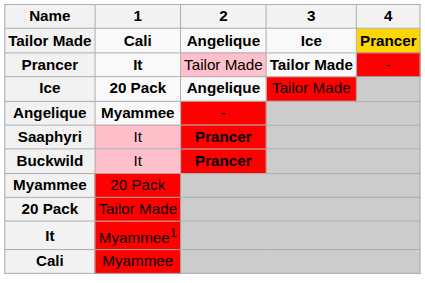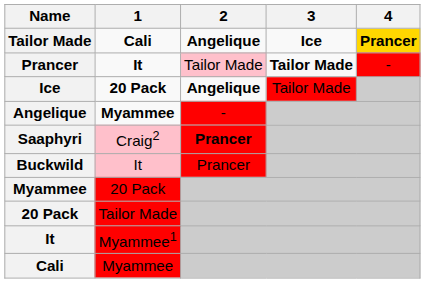(138, 137) It -> (138, 139) Craig2
(223, 161) bold -> (223, 165) normal
